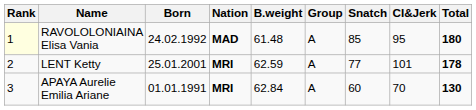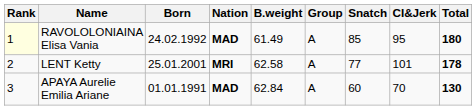(268, 38) 61.48 -> (268, 38) 61.49
(268, 63) 62.59 -> (268, 63) 62.58
(223, 89) MRI -> (225, 89) MAD
